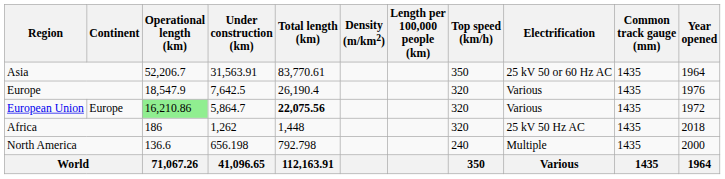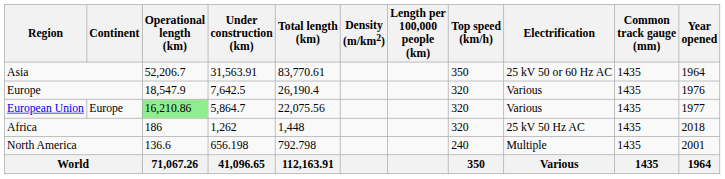(301, 108) bold -> (301, 108) normal
(693, 108) 1972 -> (693, 108) 1977
(693, 145) 2000 -> (693, 145) 2001
